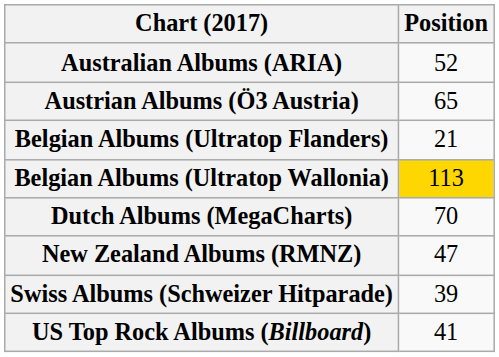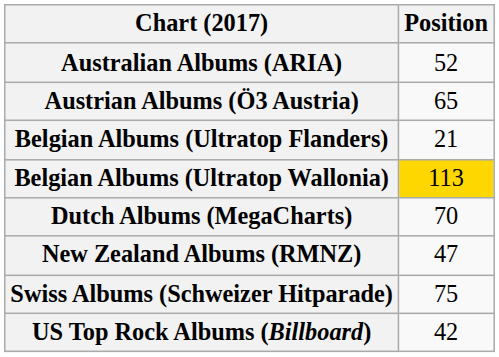(446, 293) 39 -> (446, 293) 75
(446, 332) 41 -> (446, 332) 42
